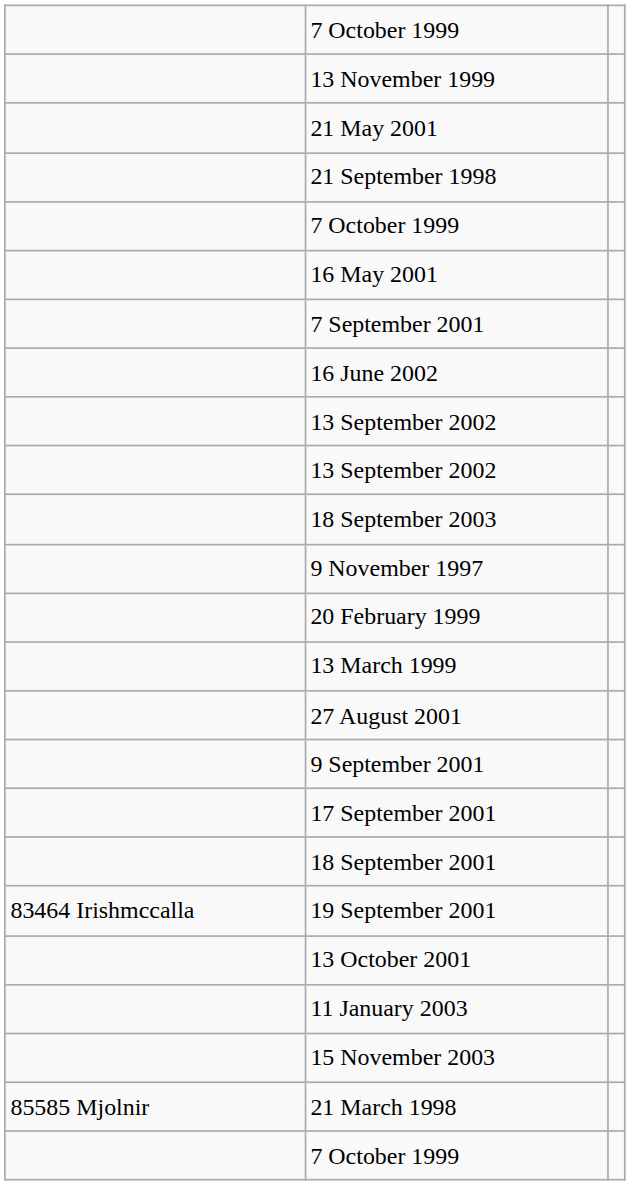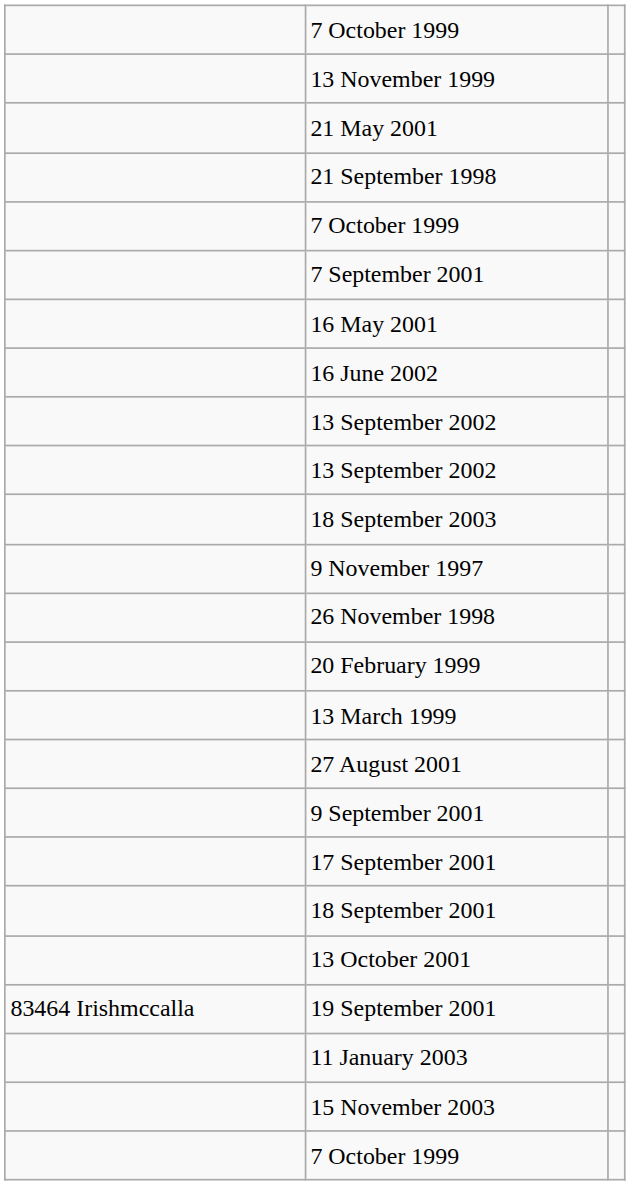rows swapped: (155, 275) <-> (155, 324)
+ row: (155, 617)
rows swapped: (102, 910) <-> (155, 960)
- row: (80, 1106)
